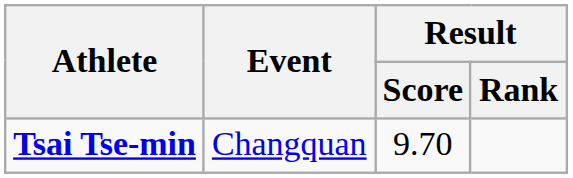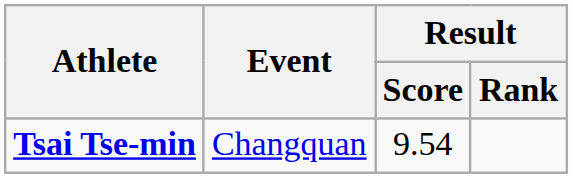(423, 145) 9.70 -> (423, 145) 9.54
